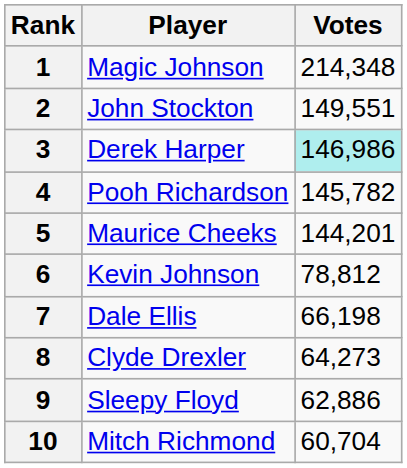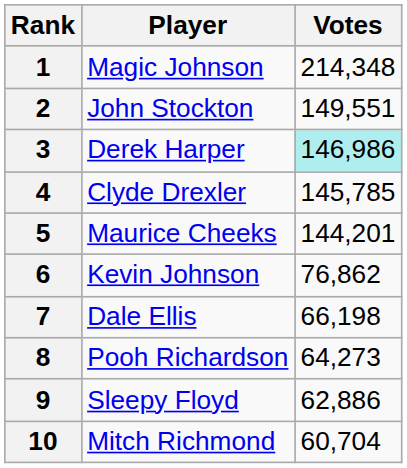(188, 191) Pooh Richardson -> (167, 191) Clyde Drexler
(348, 191) 145,782 -> (348, 191) 145,785
(341, 274) 78,812 -> (341, 274) 76,862
(167, 358) Clyde Drexler -> (188, 358) Pooh Richardson
